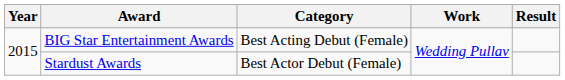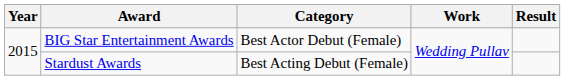(324, 39) Best Acting Debut (Female) -> (321, 39) Best Actor Debut (Female)
(321, 63) Best Actor Debut (Female) -> (324, 63) Best Acting Debut (Female)
